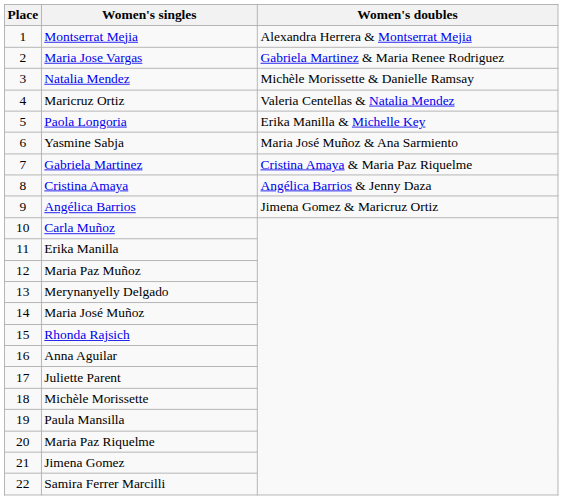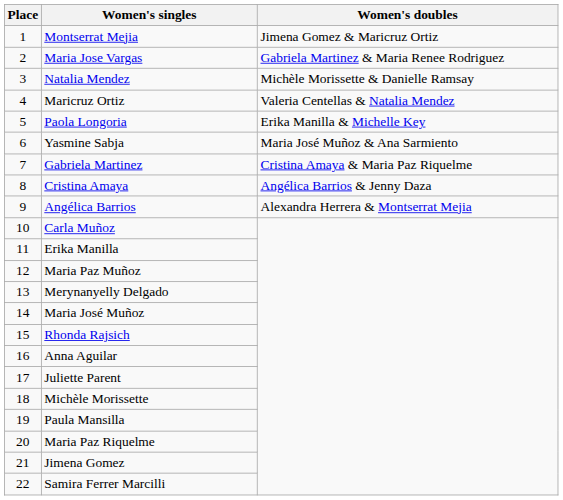(366, 36) Alexandra Herrera & Montserrat Mejia -> (349, 36) Jimena Gomez & Maricruz Ortiz
(349, 206) Jimena Gomez & Maricruz Ortiz -> (366, 206) Alexandra Herrera & Montserrat Mejia
